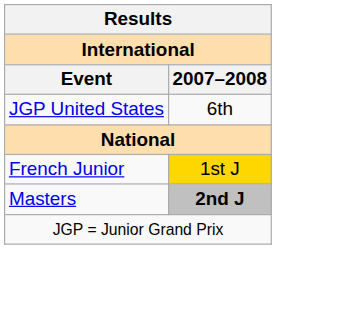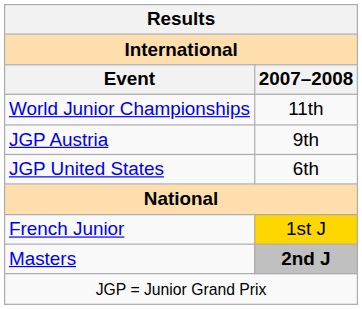+ row: (129, 109)
+ row: (59, 139)
